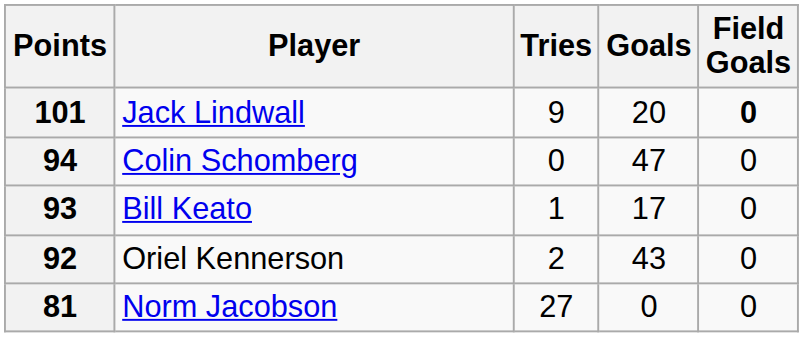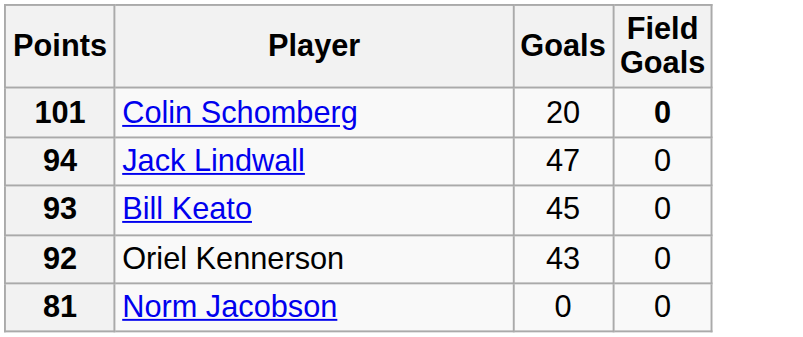- column: (556, 46)
(214, 112) Jack Lindwall -> (240, 112) Colin Schomberg
(240, 160) Colin Schomberg -> (214, 160) Jack Lindwall
(649, 209) 17 -> (563, 209) 45
